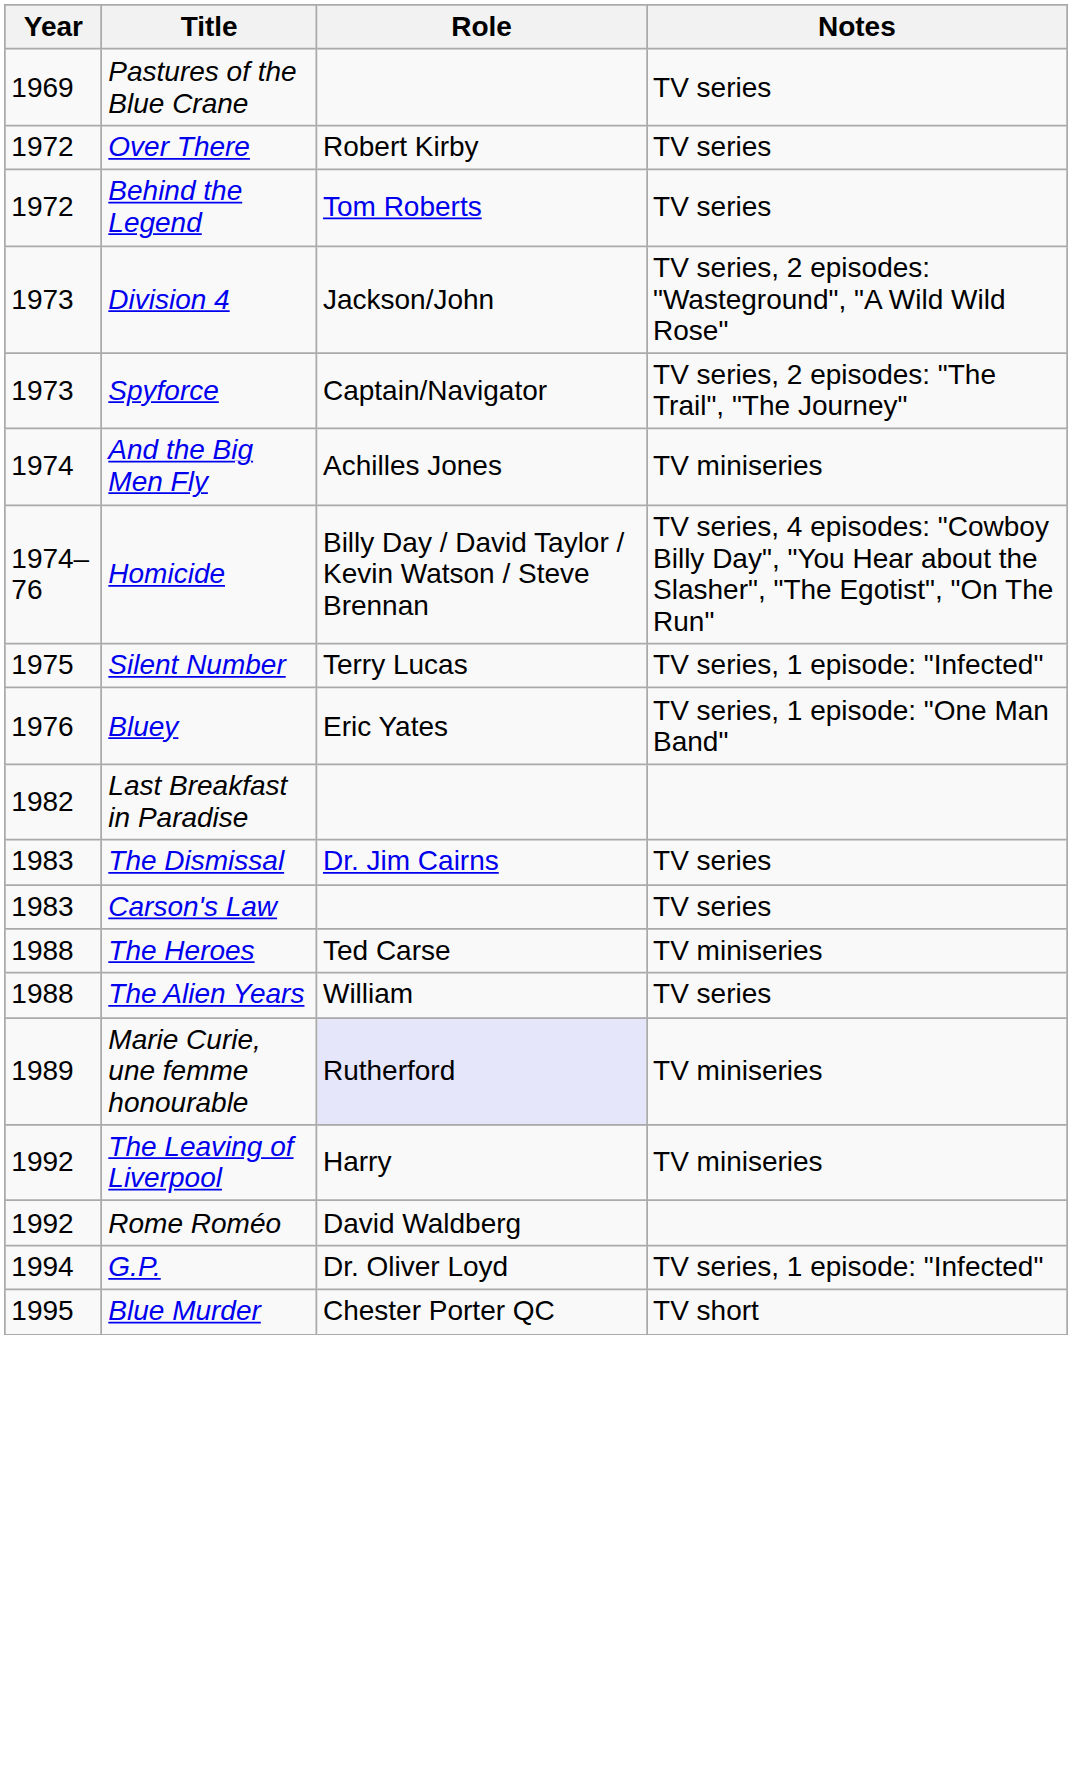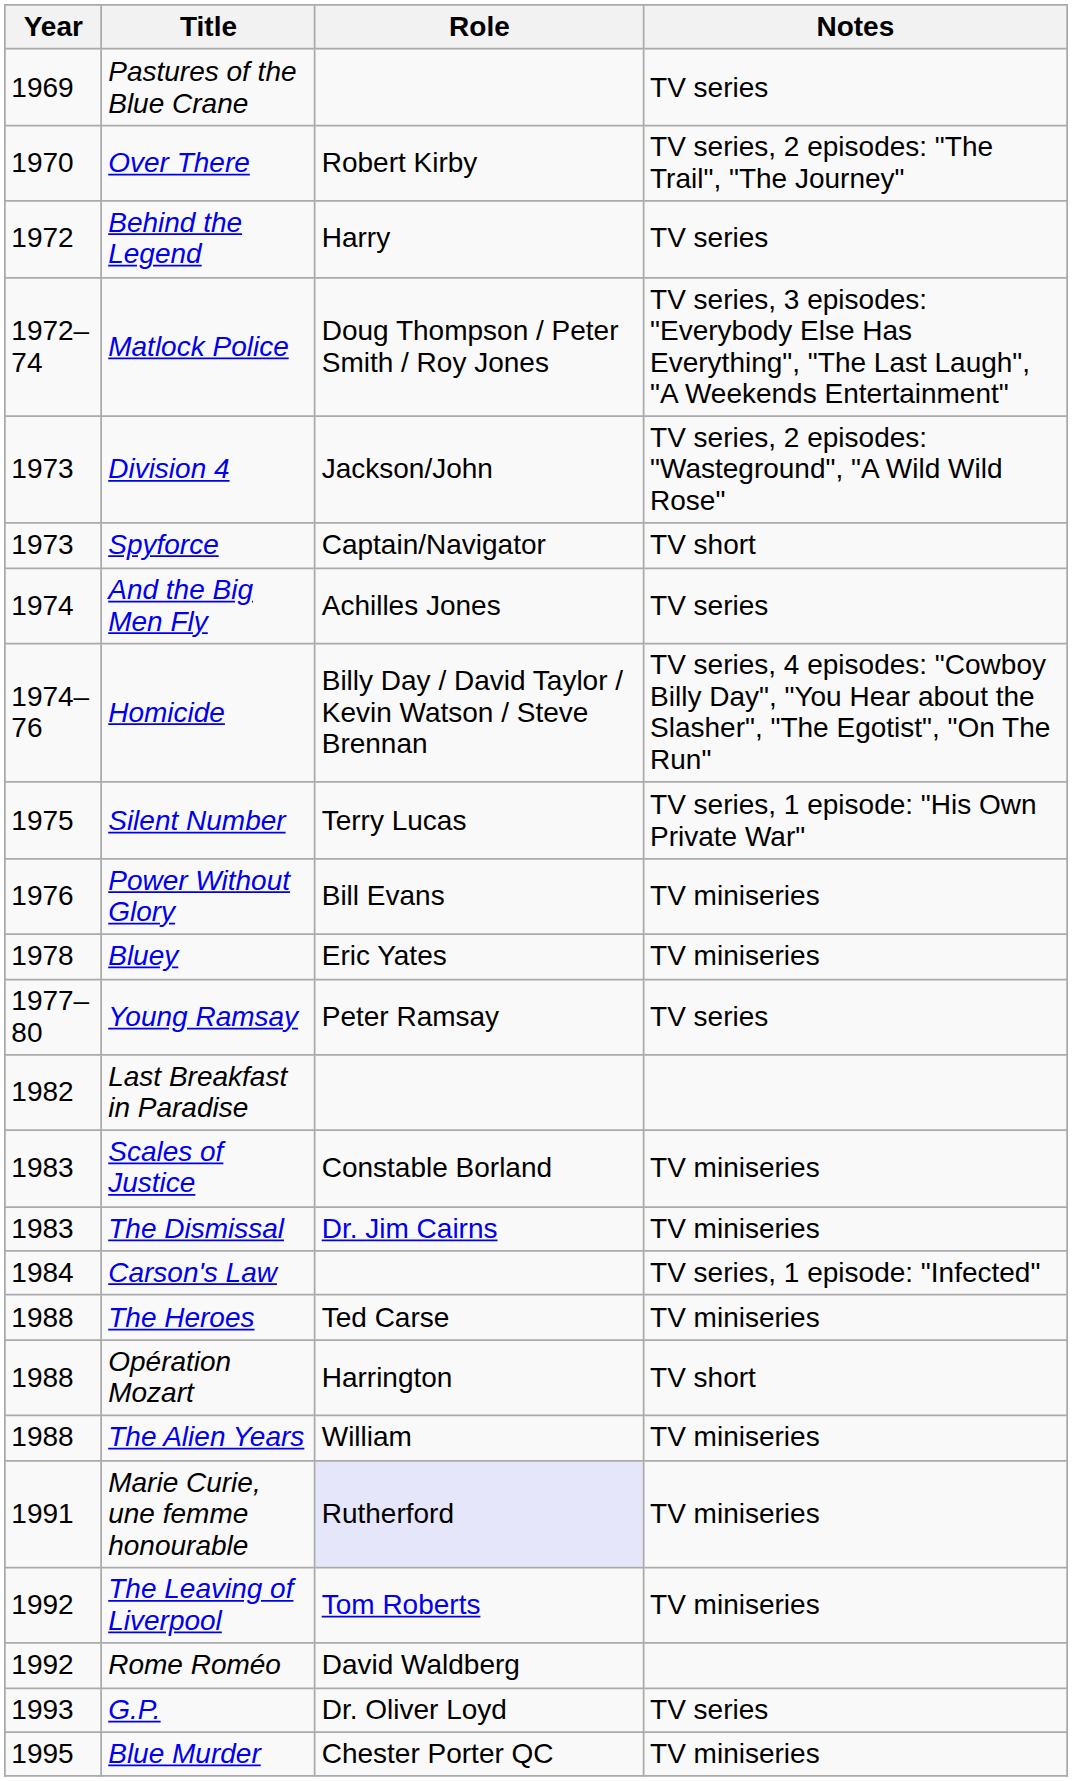(42, 147) 1972 -> (42, 162) 1970
(712, 147) TV series -> (822, 162) TV series, 2 episodes: "The Trail", "The Journey"
(402, 207) Tom Roberts -> (356, 238) Harry
+ row: (198, 346)
(825, 390) TV series, 2 episodes: "The Trail", "The Journey" -> (703, 545) TV short
(738, 466) TV miniseries -> (709, 605) TV series
(848, 665) TV series, 1 episode: "Infected" -> (843, 820) TV series, 1 episode: "His Own Private War"
+ row: (199, 896)
(42, 725) 1976 -> (42, 956) 1978
(851, 725) TV series, 1 episode: "One Man Band" -> (735, 956) TV miniseries
+ row: (203, 1016)
+ row: (166, 1168)
(712, 861) TV series -> (735, 1228) TV miniseries
(42, 906) 1983 -> (42, 1272) 1984
(712, 906) TV series -> (845, 1272) TV series, 1 episode: "Infected"
+ row: (170, 1377)
(712, 994) TV series -> (735, 1437) TV miniseries
(42, 1070) 1989 -> (42, 1513) 1991
(357, 1162) Harry -> (401, 1604) Tom Roberts
(42, 1267) 1994 -> (42, 1709) 1993
(848, 1267) TV series, 1 episode: "Infected" -> (709, 1709) TV series
(706, 1311) TV short -> (735, 1753) TV miniseries
